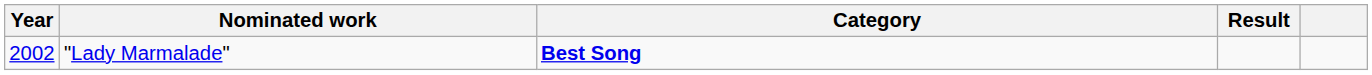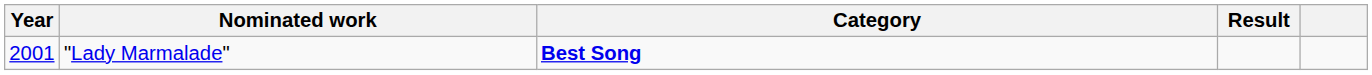(32, 52) 2002 -> (32, 52) 2001
